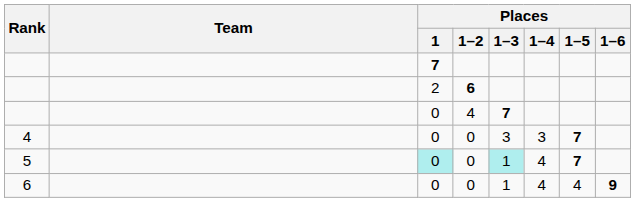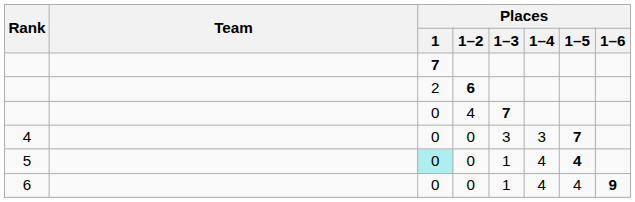(506, 161) paleturquoise background -> (506, 161) no background
(577, 161) 7 -> (577, 161) 4
